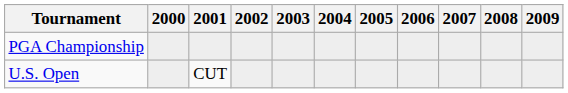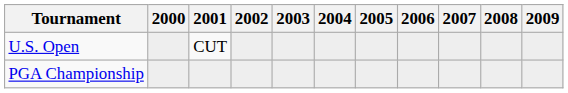rows swapped: (44, 74) <-> (76, 46)
